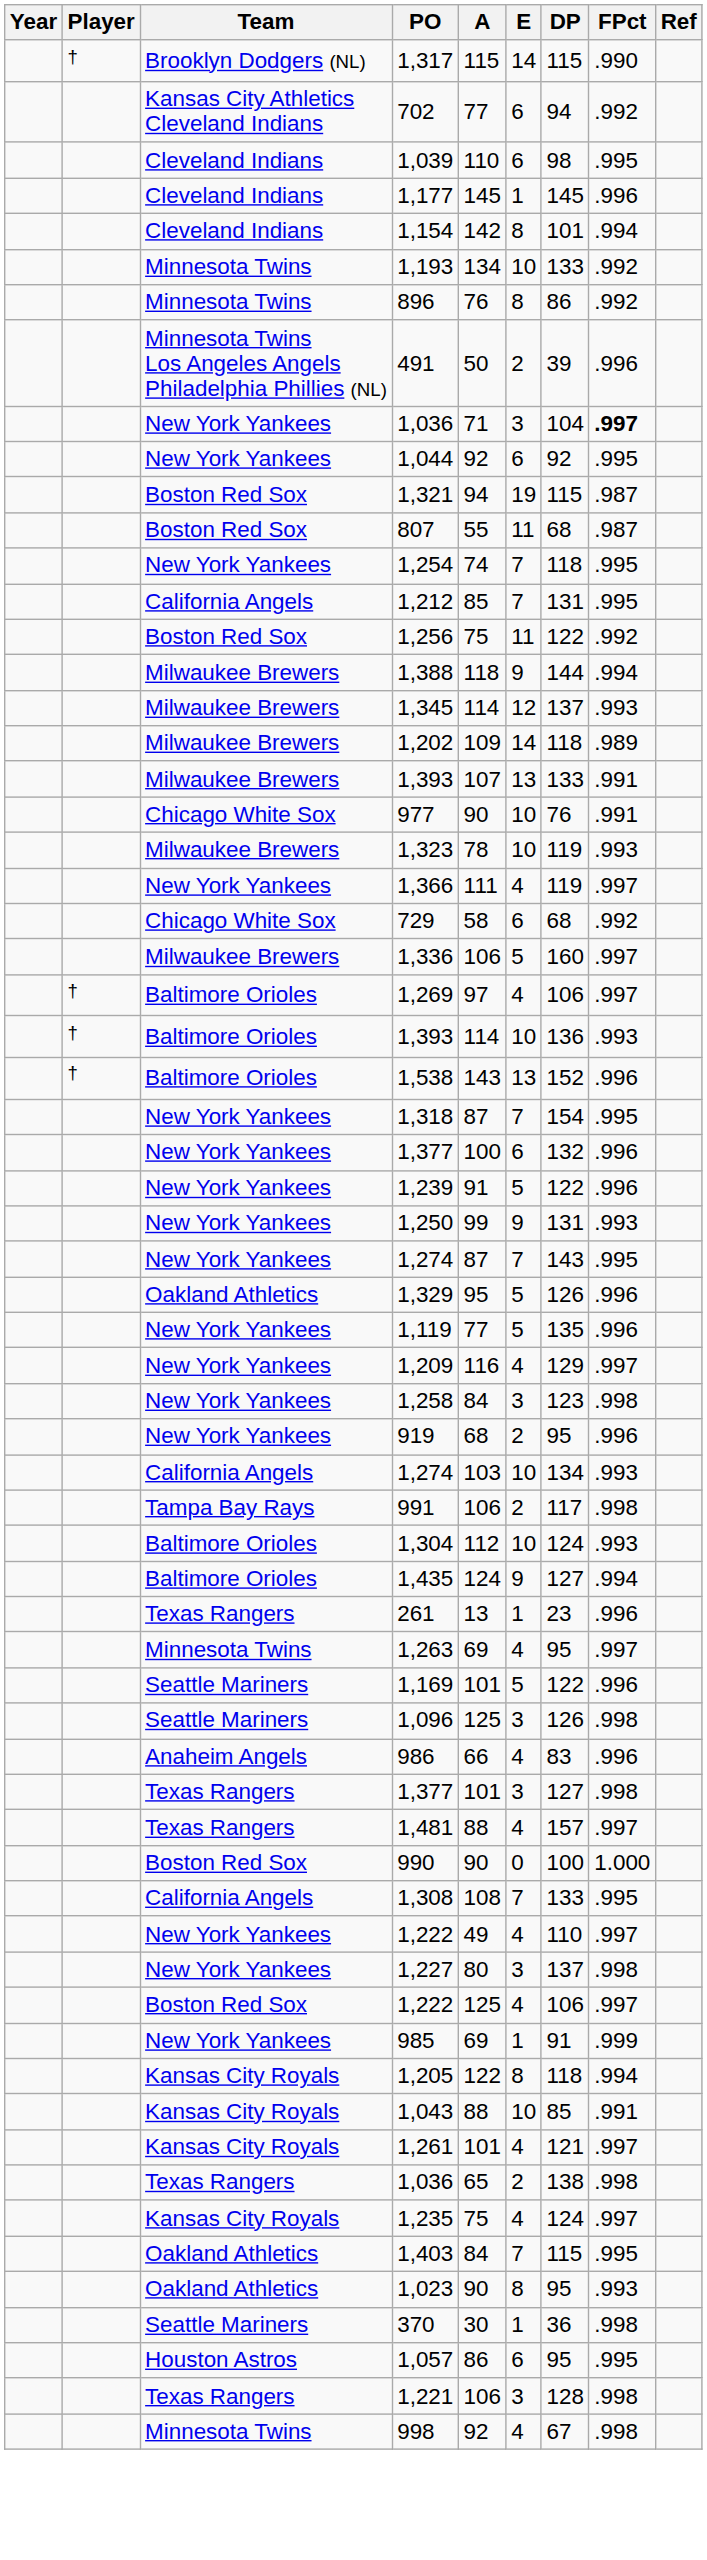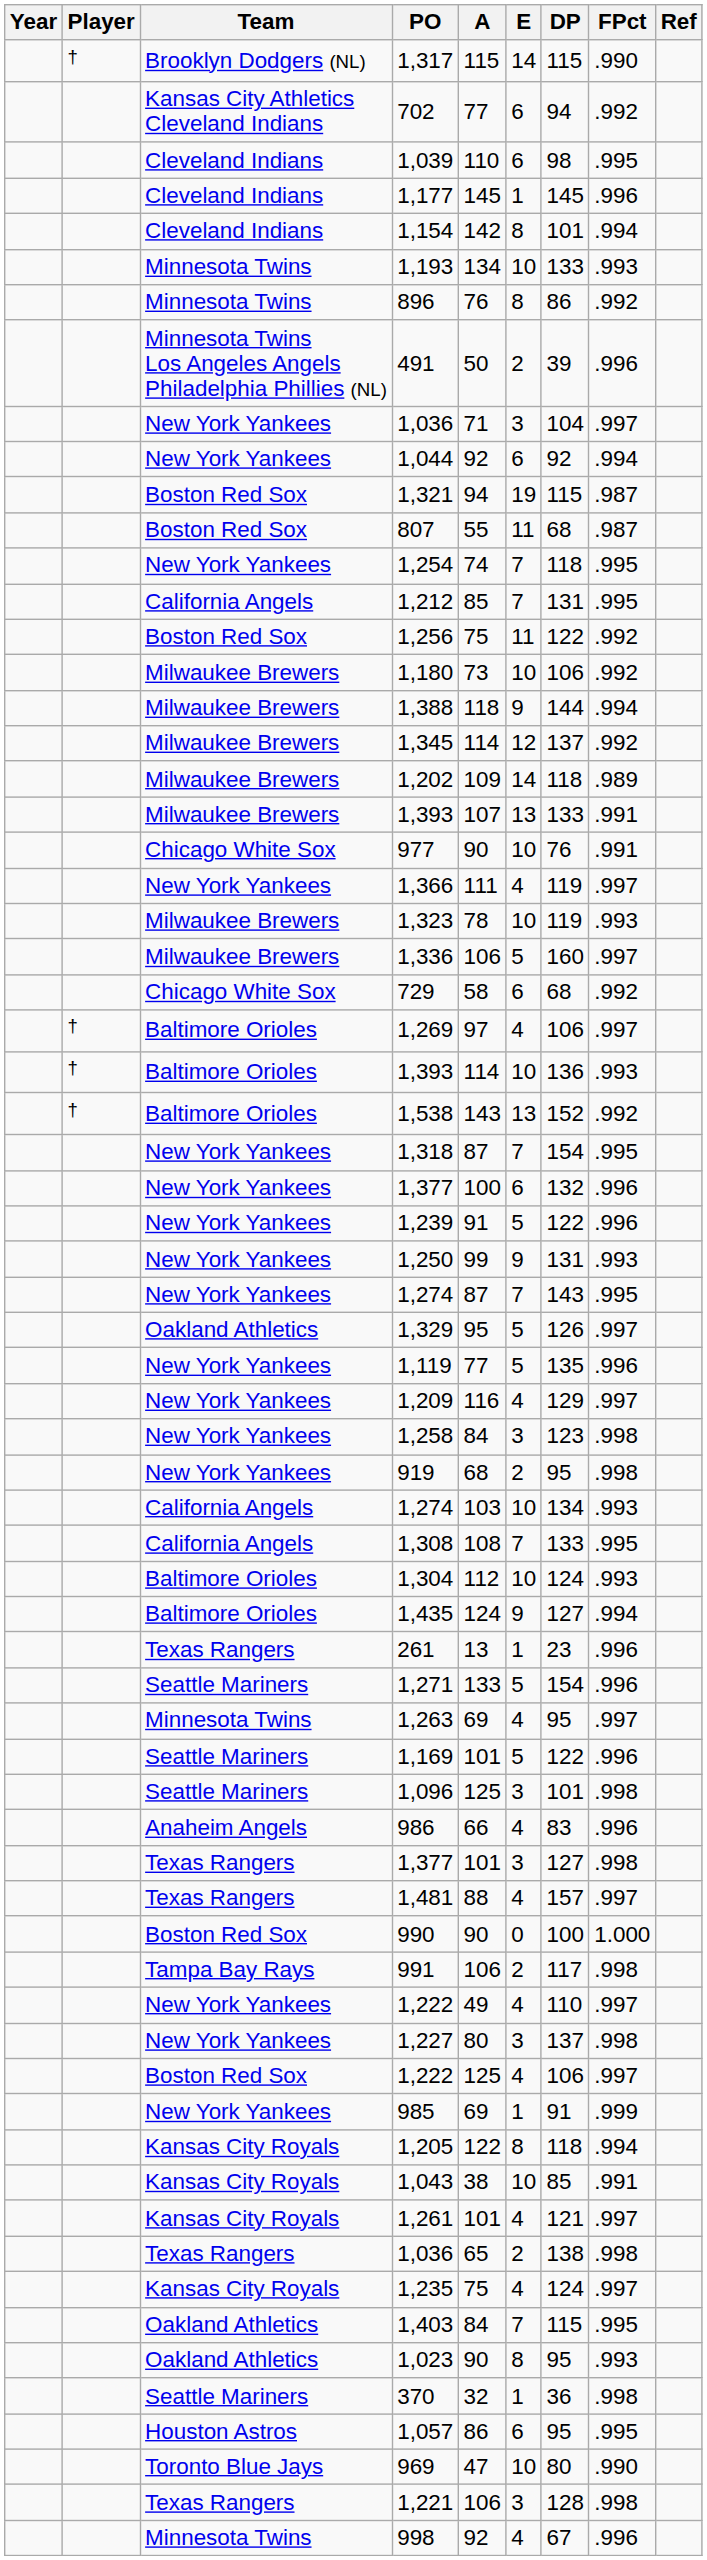(616, 266) .992 -> (616, 266) .993
(616, 423) bold -> (616, 423) normal
(616, 459) .995 -> (616, 459) .994
+ row: (242, 672)
(616, 707) .993 -> (616, 743) .992
rows swapped: (238, 885) <-> (242, 849)
rows swapped: (242, 956) <-> (240, 920)
(616, 1078) .996 -> (616, 1113) .992
(616, 1294) .996 -> (616, 1329) .997
(616, 1436) .996 -> (616, 1472) .998
rows swapped: (229, 1898) <-> (230, 1507)
+ row: (227, 1685)
(565, 1720) 126 -> (565, 1791) 101
(476, 2111) 88 -> (476, 2182) 38
(476, 2324) 30 -> (476, 2395) 32
+ row: (234, 2466)
(616, 2431) .998 -> (616, 2537) .996
